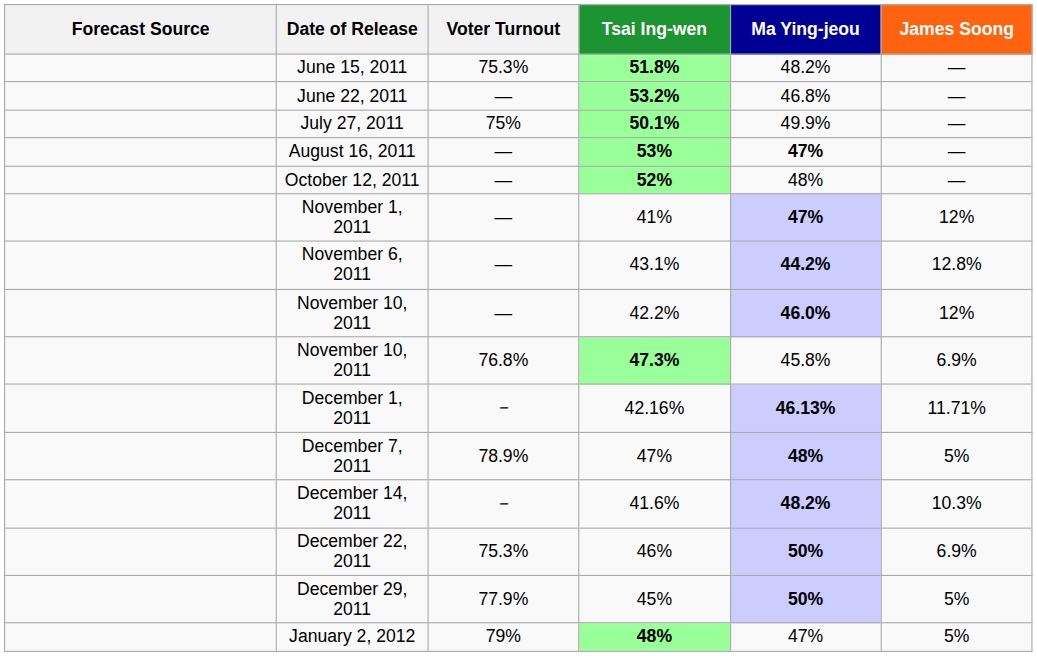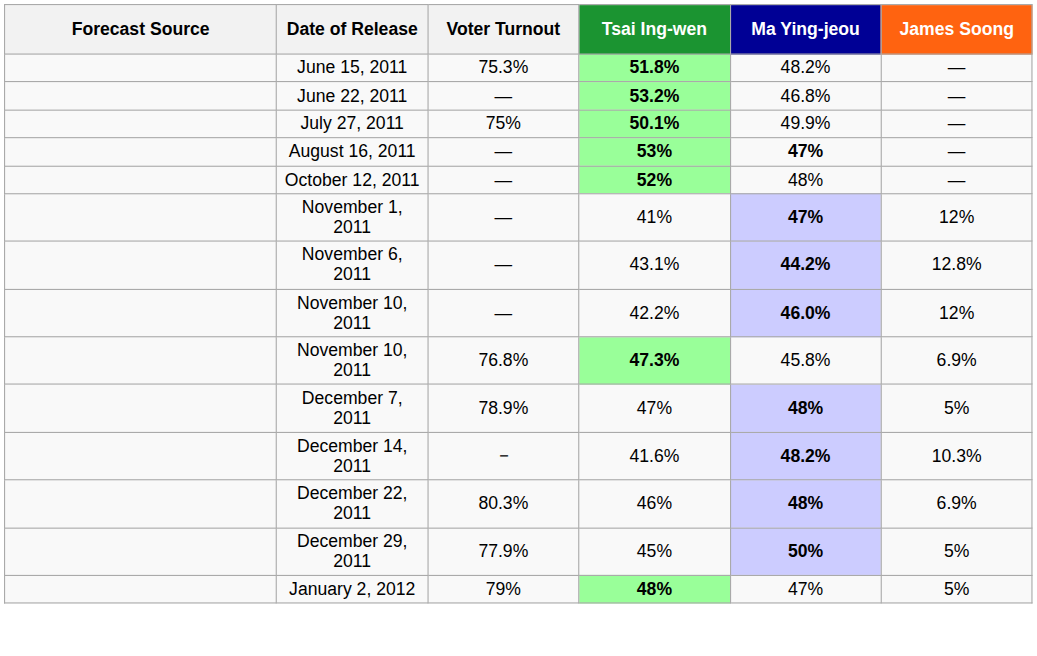- row: (352, 408)
(503, 551) 75.3% -> (503, 503) 80.3%
(806, 551) 50% -> (806, 503) 48%
